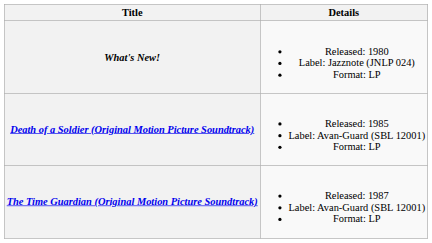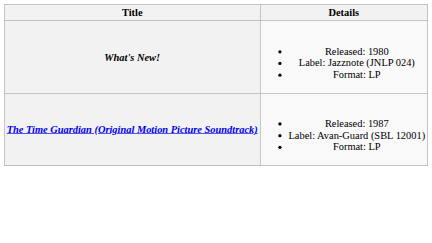- row: (132, 129)
